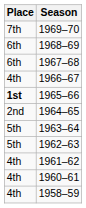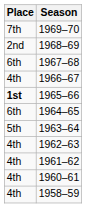(14, 46) 6th -> (15, 46) 2nd
(15, 112) 2nd -> (14, 112) 6th
(14, 145) 5th -> (14, 145) 4th
